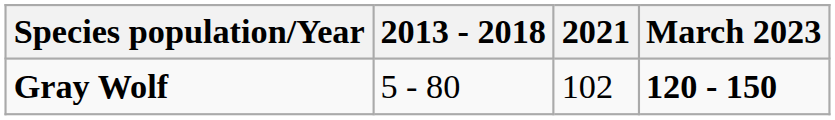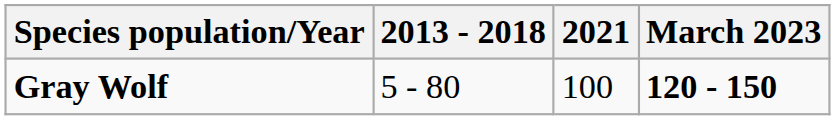(587, 85) 102 -> (587, 85) 100
